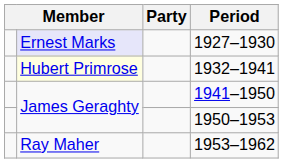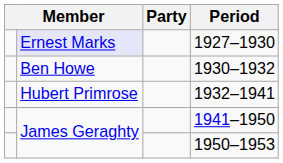+ row: (235, 68)
(79, 68) lightyellow background -> (79, 94) no background
- row: (235, 145)
